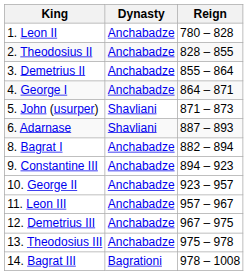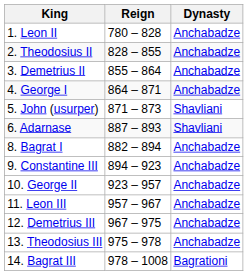columns swapped: (210, 14) <-> (141, 14)
